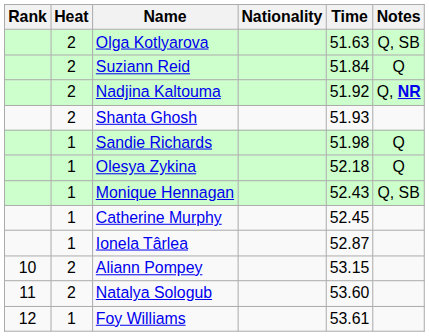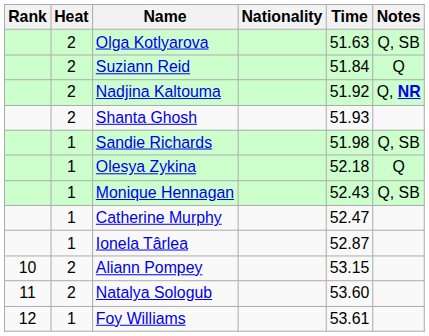(399, 142) Q -> (399, 142) Q, SB
(350, 218) 52.45 -> (350, 218) 52.47
